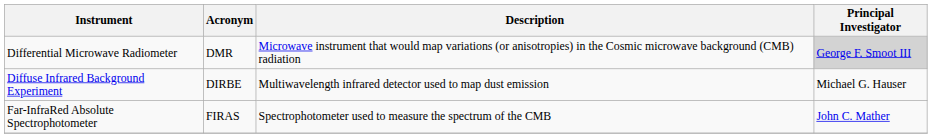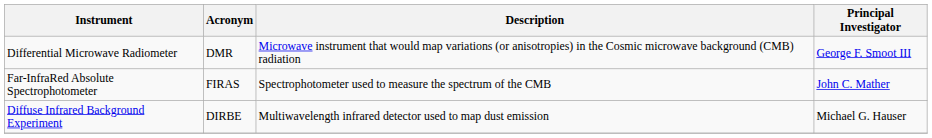(864, 52) lightgrey background -> (864, 52) no background
rows swapped: (76, 84) <-> (60, 116)
